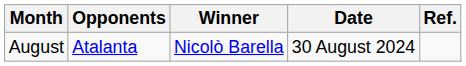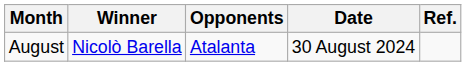columns swapped: (229, 18) <-> (119, 18)
